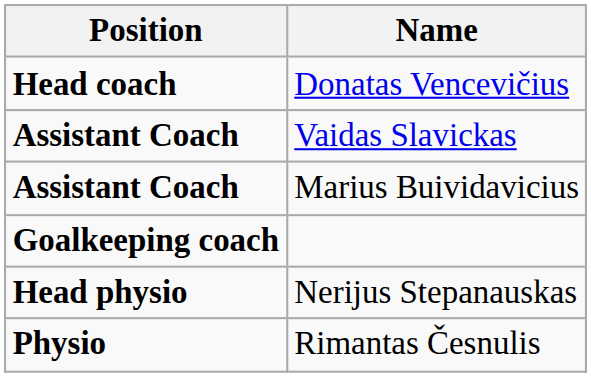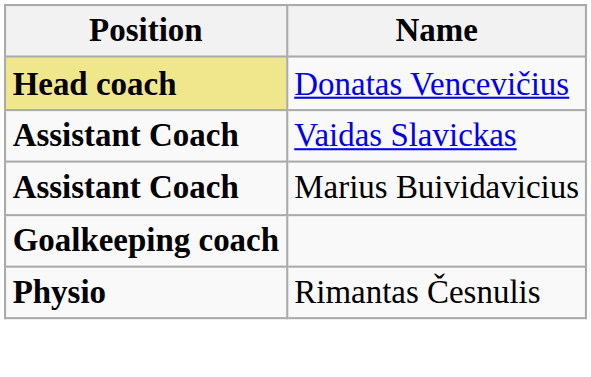(95, 82) no background -> (95, 82) khaki background
- row: (436, 291)
